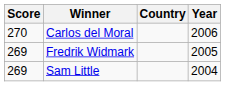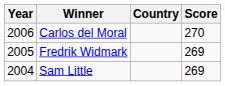columns swapped: (204, 14) <-> (24, 14)
